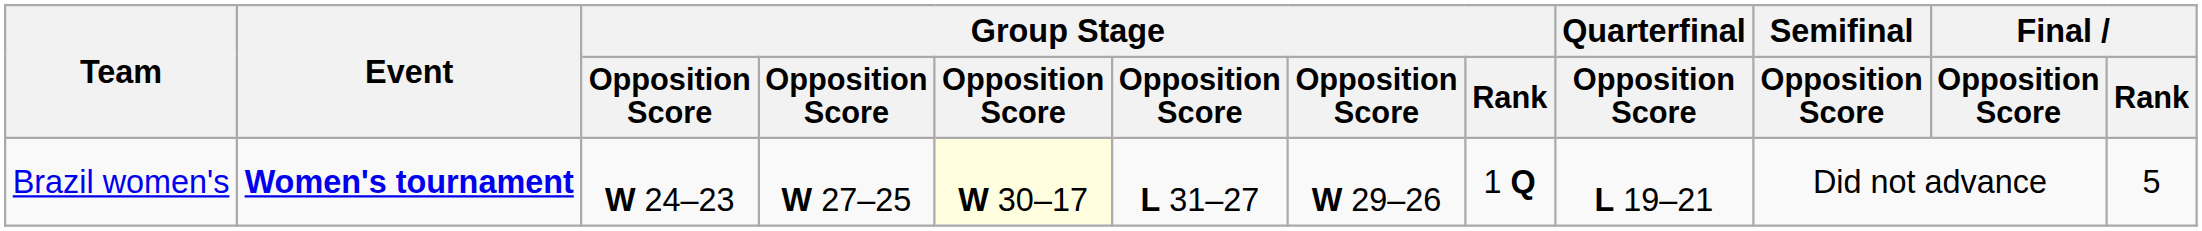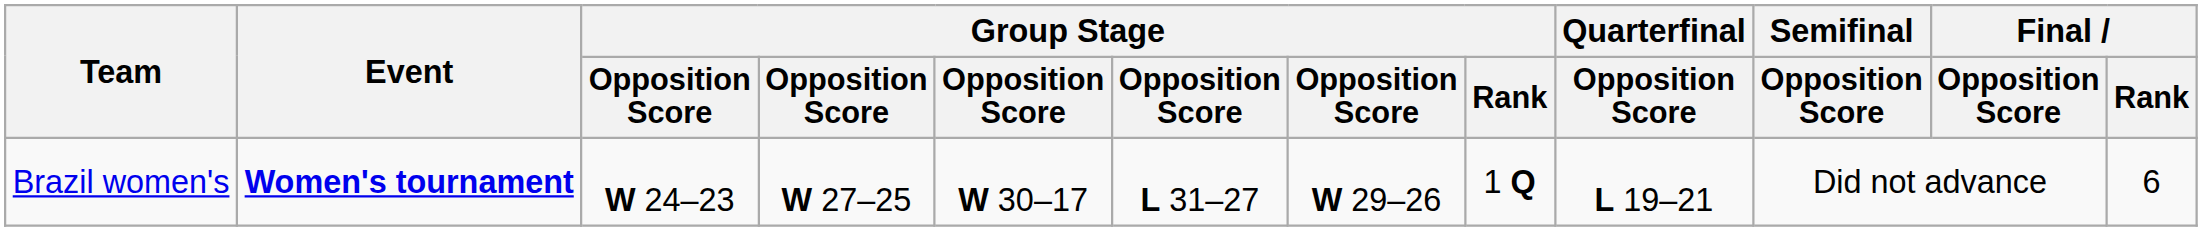(1023, 200) lightyellow background -> (1023, 200) no background
(2152, 182) 5 -> (2152, 182) 6
